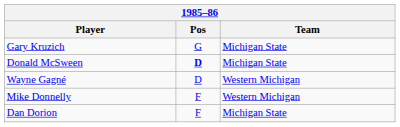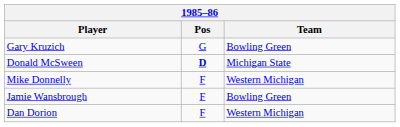(255, 46) Michigan State -> (259, 46) Bowling Green
- row: (36, 79)
+ row: (47, 96)
(255, 113) Michigan State -> (265, 113) Western Michigan
